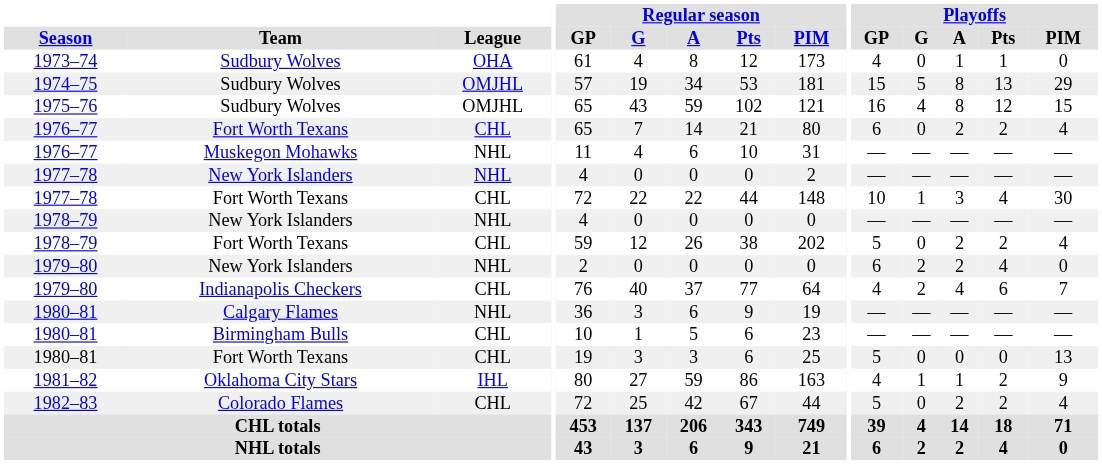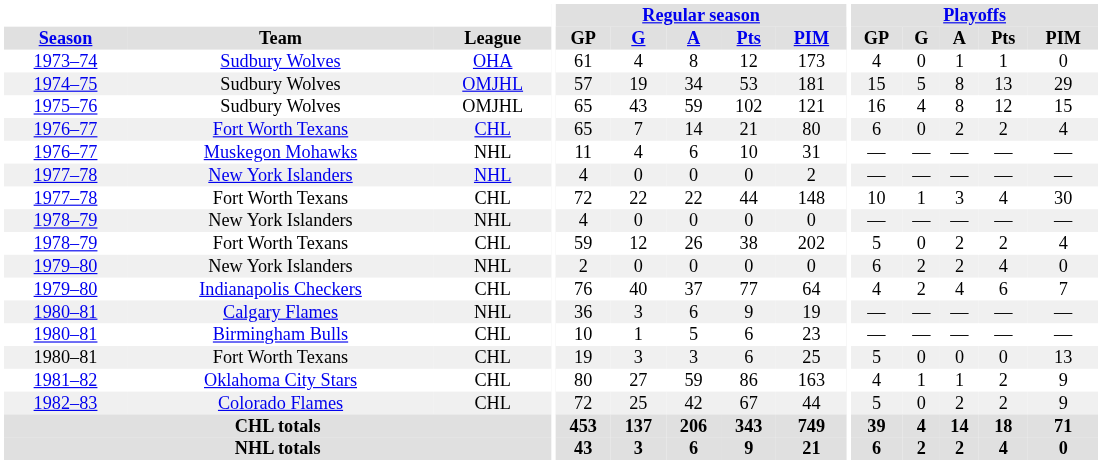(493, 380) IHL -> (493, 380) CHL
(1063, 402) 4 -> (1063, 402) 9
